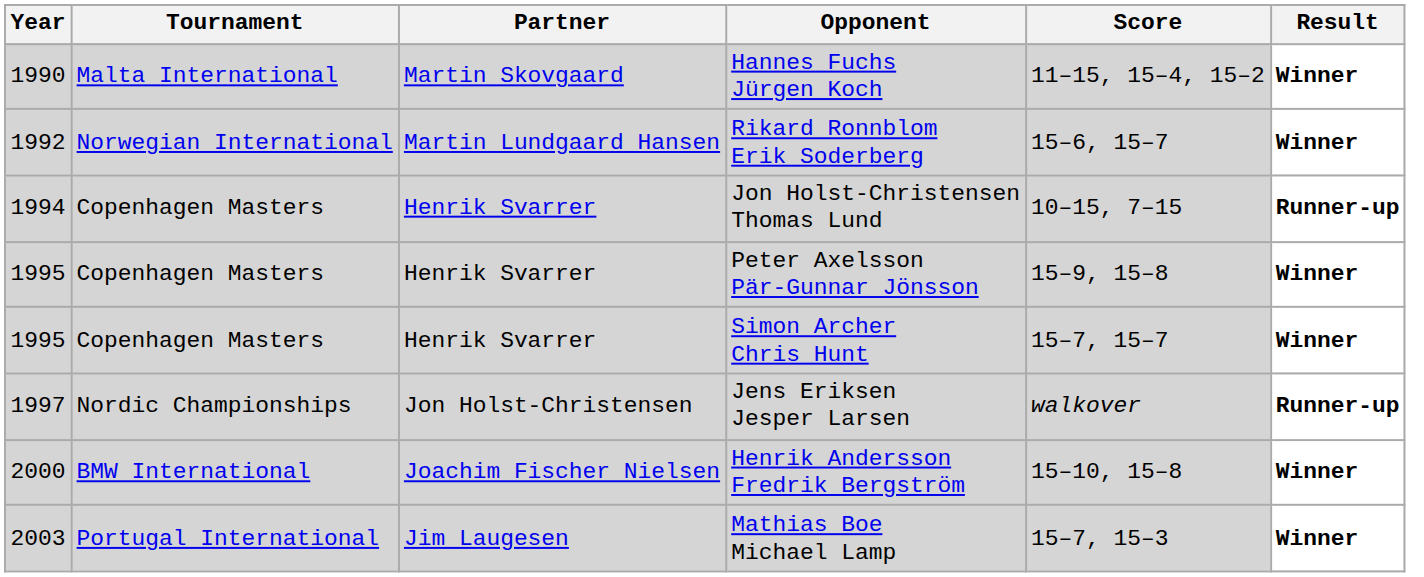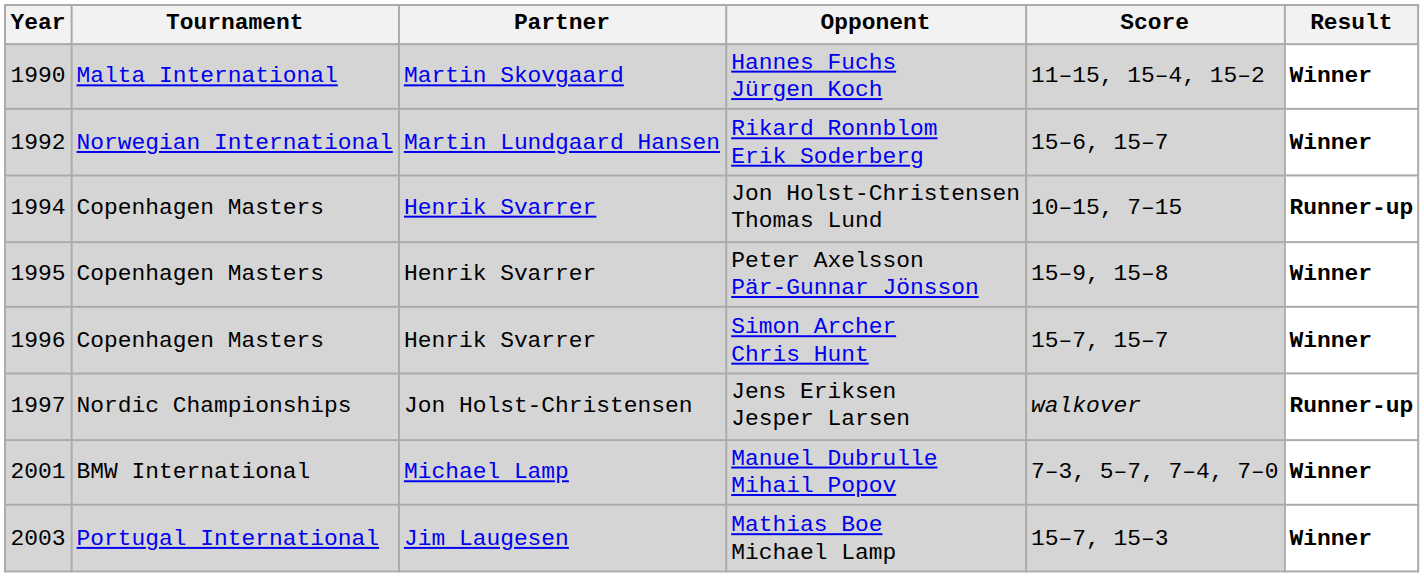(38, 340) 1995 -> (38, 340) 1996
- row: (848, 472)
+ row: (834, 472)
